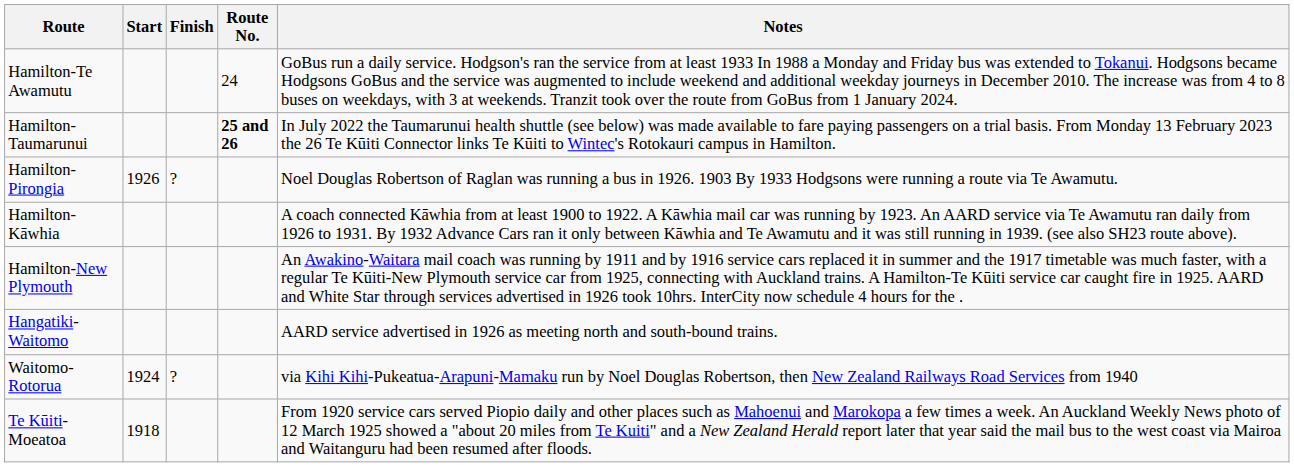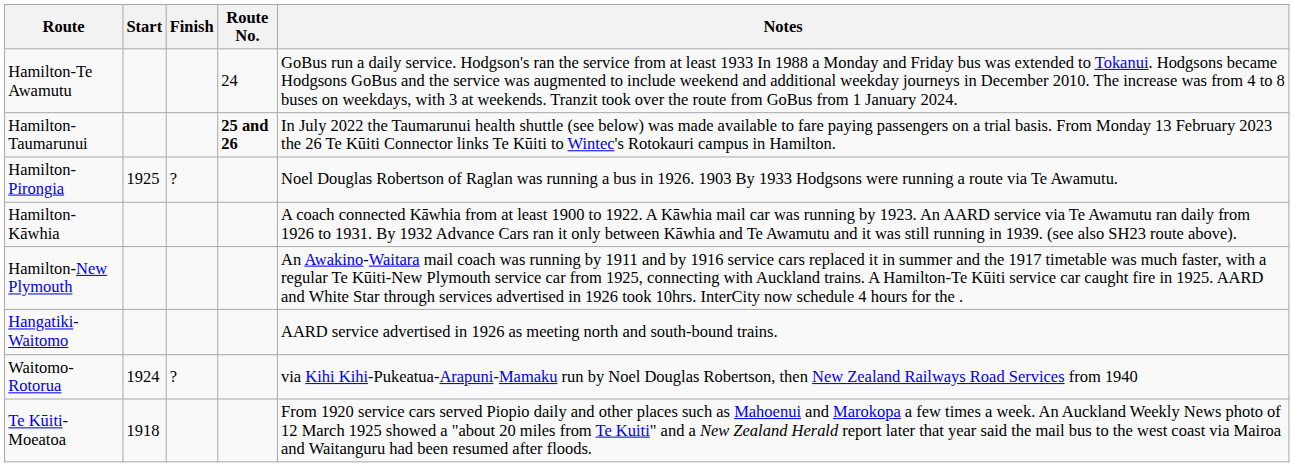(143, 179) 1926 -> (143, 179) 1925
